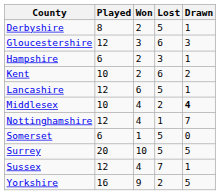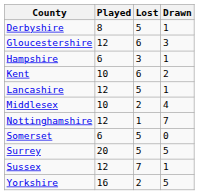- column: (144, 12)
(188, 105) bold -> (166, 105) normal
